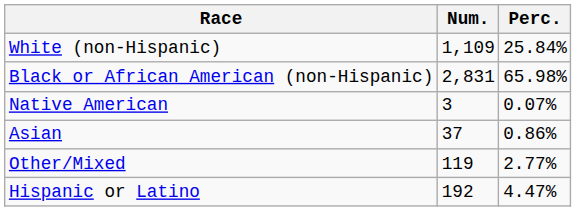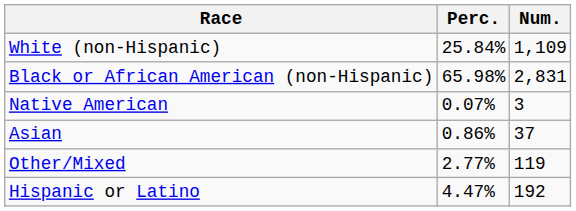columns swapped: (468, 19) <-> (535, 19)
